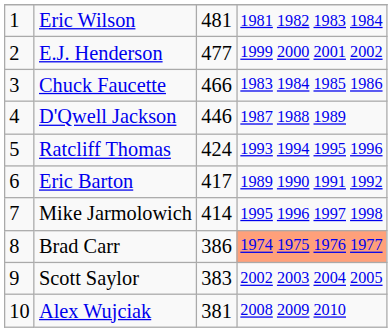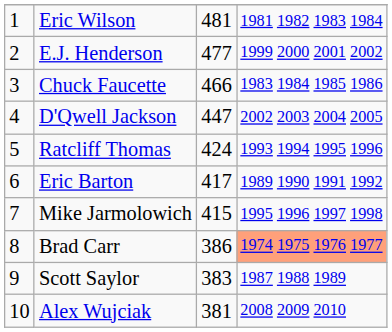(217, 117) 446 -> (217, 117) 447
(293, 117) 1987 1988 1989 -> (311, 117) 2002 2003 2004 2005
(217, 213) 414 -> (217, 213) 415
(311, 278) 2002 2003 2004 2005 -> (293, 278) 1987 1988 1989
